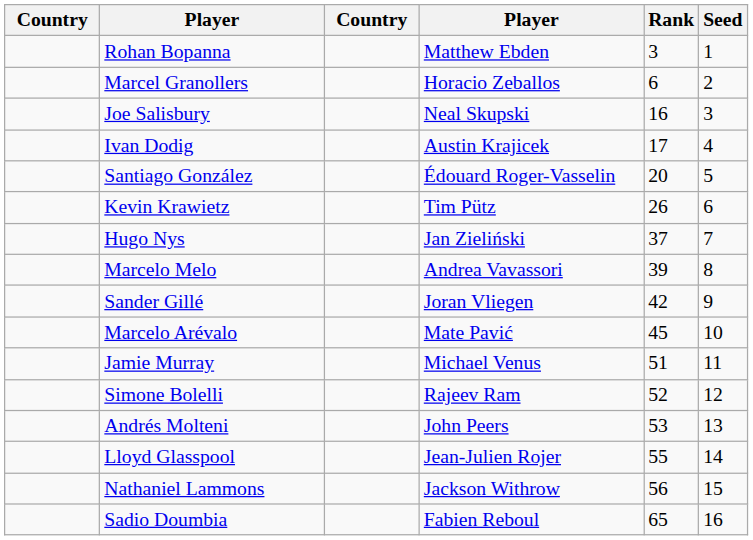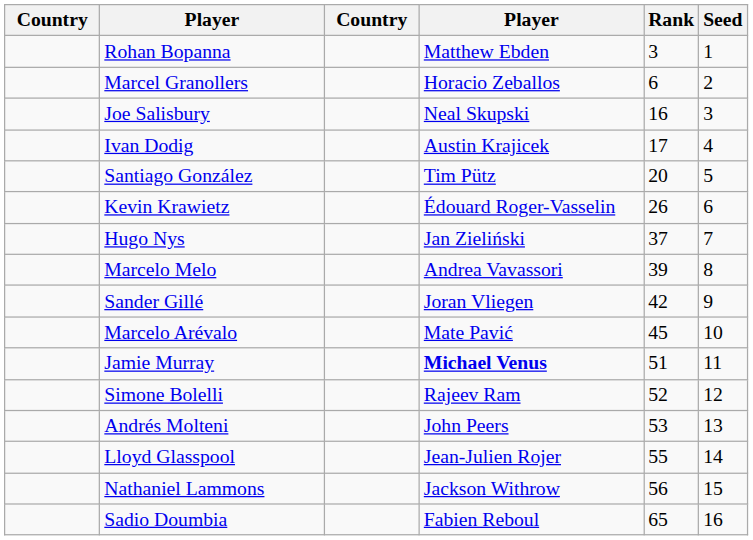(520, 176) Édouard Roger-Vasselin -> (460, 176) Tim Pütz
(460, 207) Tim Pütz -> (520, 207) Édouard Roger-Vasselin
(482, 363) normal -> (485, 363) bold
